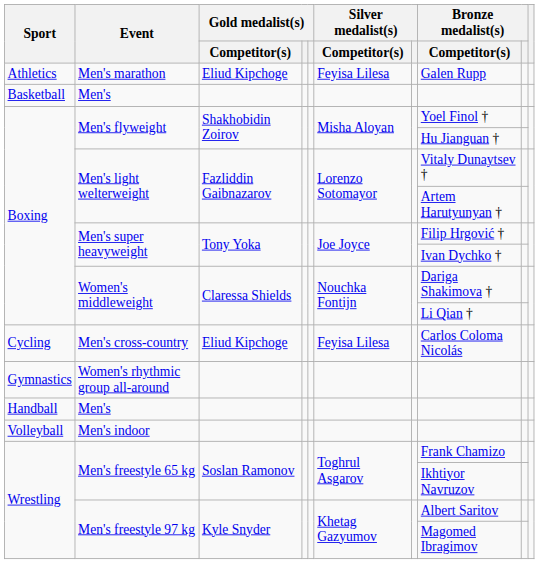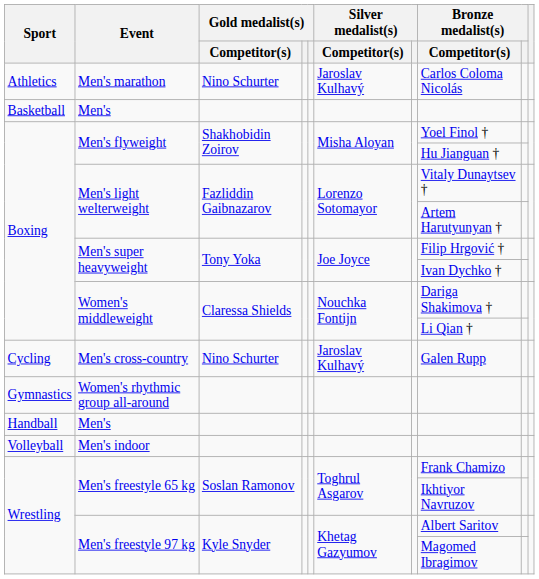(245, 73) Eliud Kipchoge -> (240, 81) Nino Schurter
(353, 73) Feyisa Lilesa -> (341, 81) Jaroslav Kulhavý
(453, 73) Galen Rupp -> (462, 81) Carlos Coloma Nicolás
(245, 342) Eliud Kipchoge -> (240, 358) Nino Schurter
(353, 342) Feyisa Lilesa -> (341, 358) Jaroslav Kulhavý
(462, 342) Carlos Coloma Nicolás -> (453, 358) Galen Rupp
